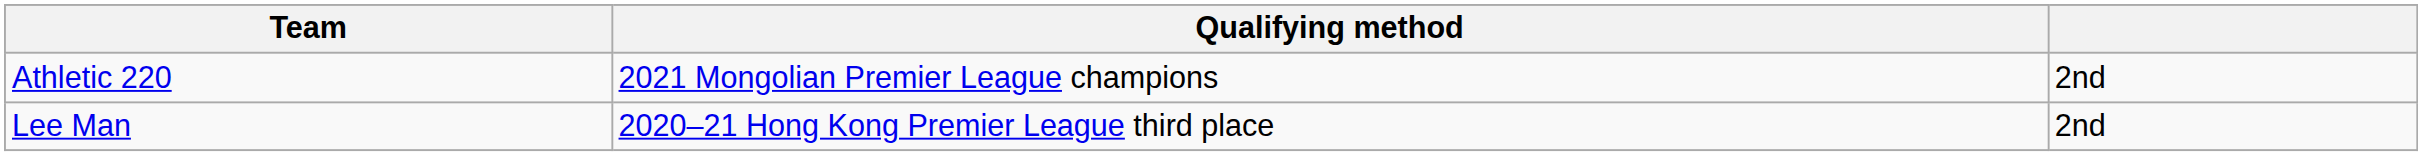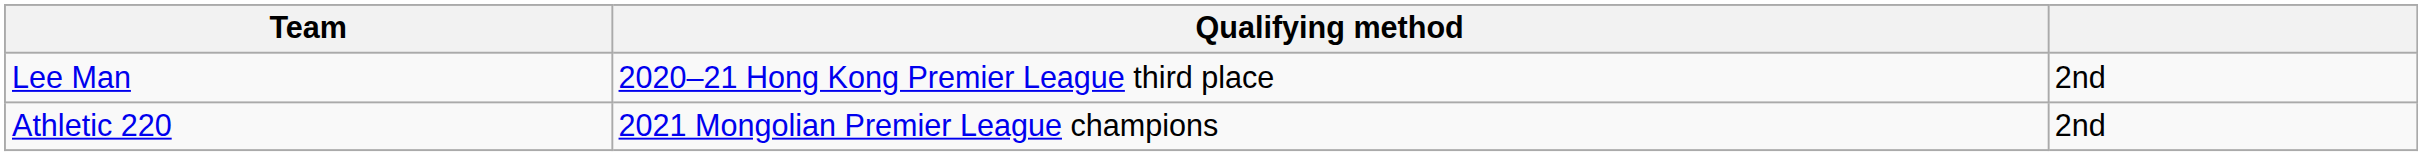rows swapped: (71, 125) <-> (92, 77)
